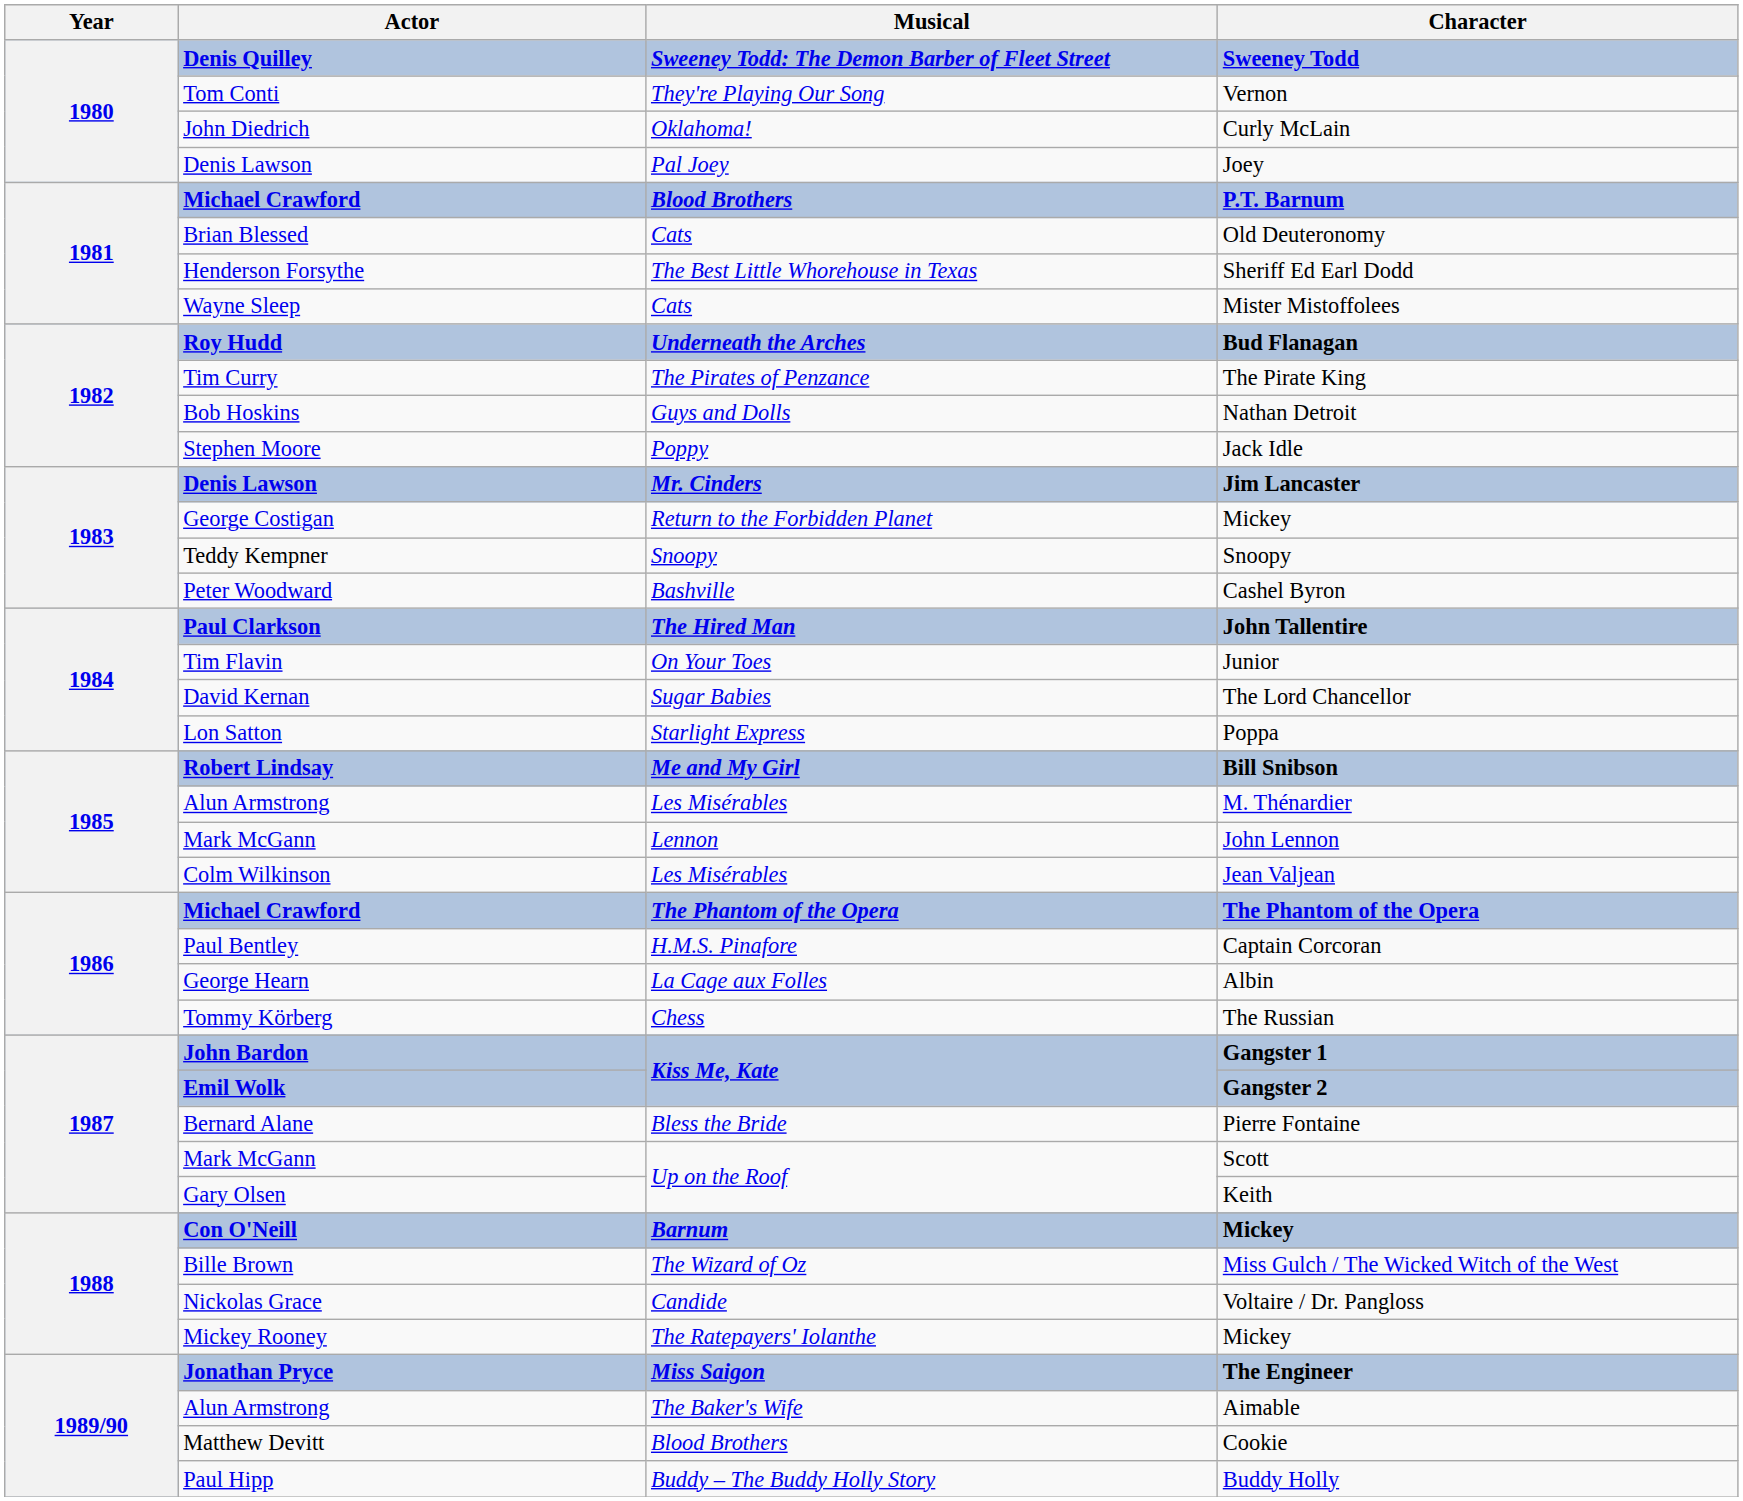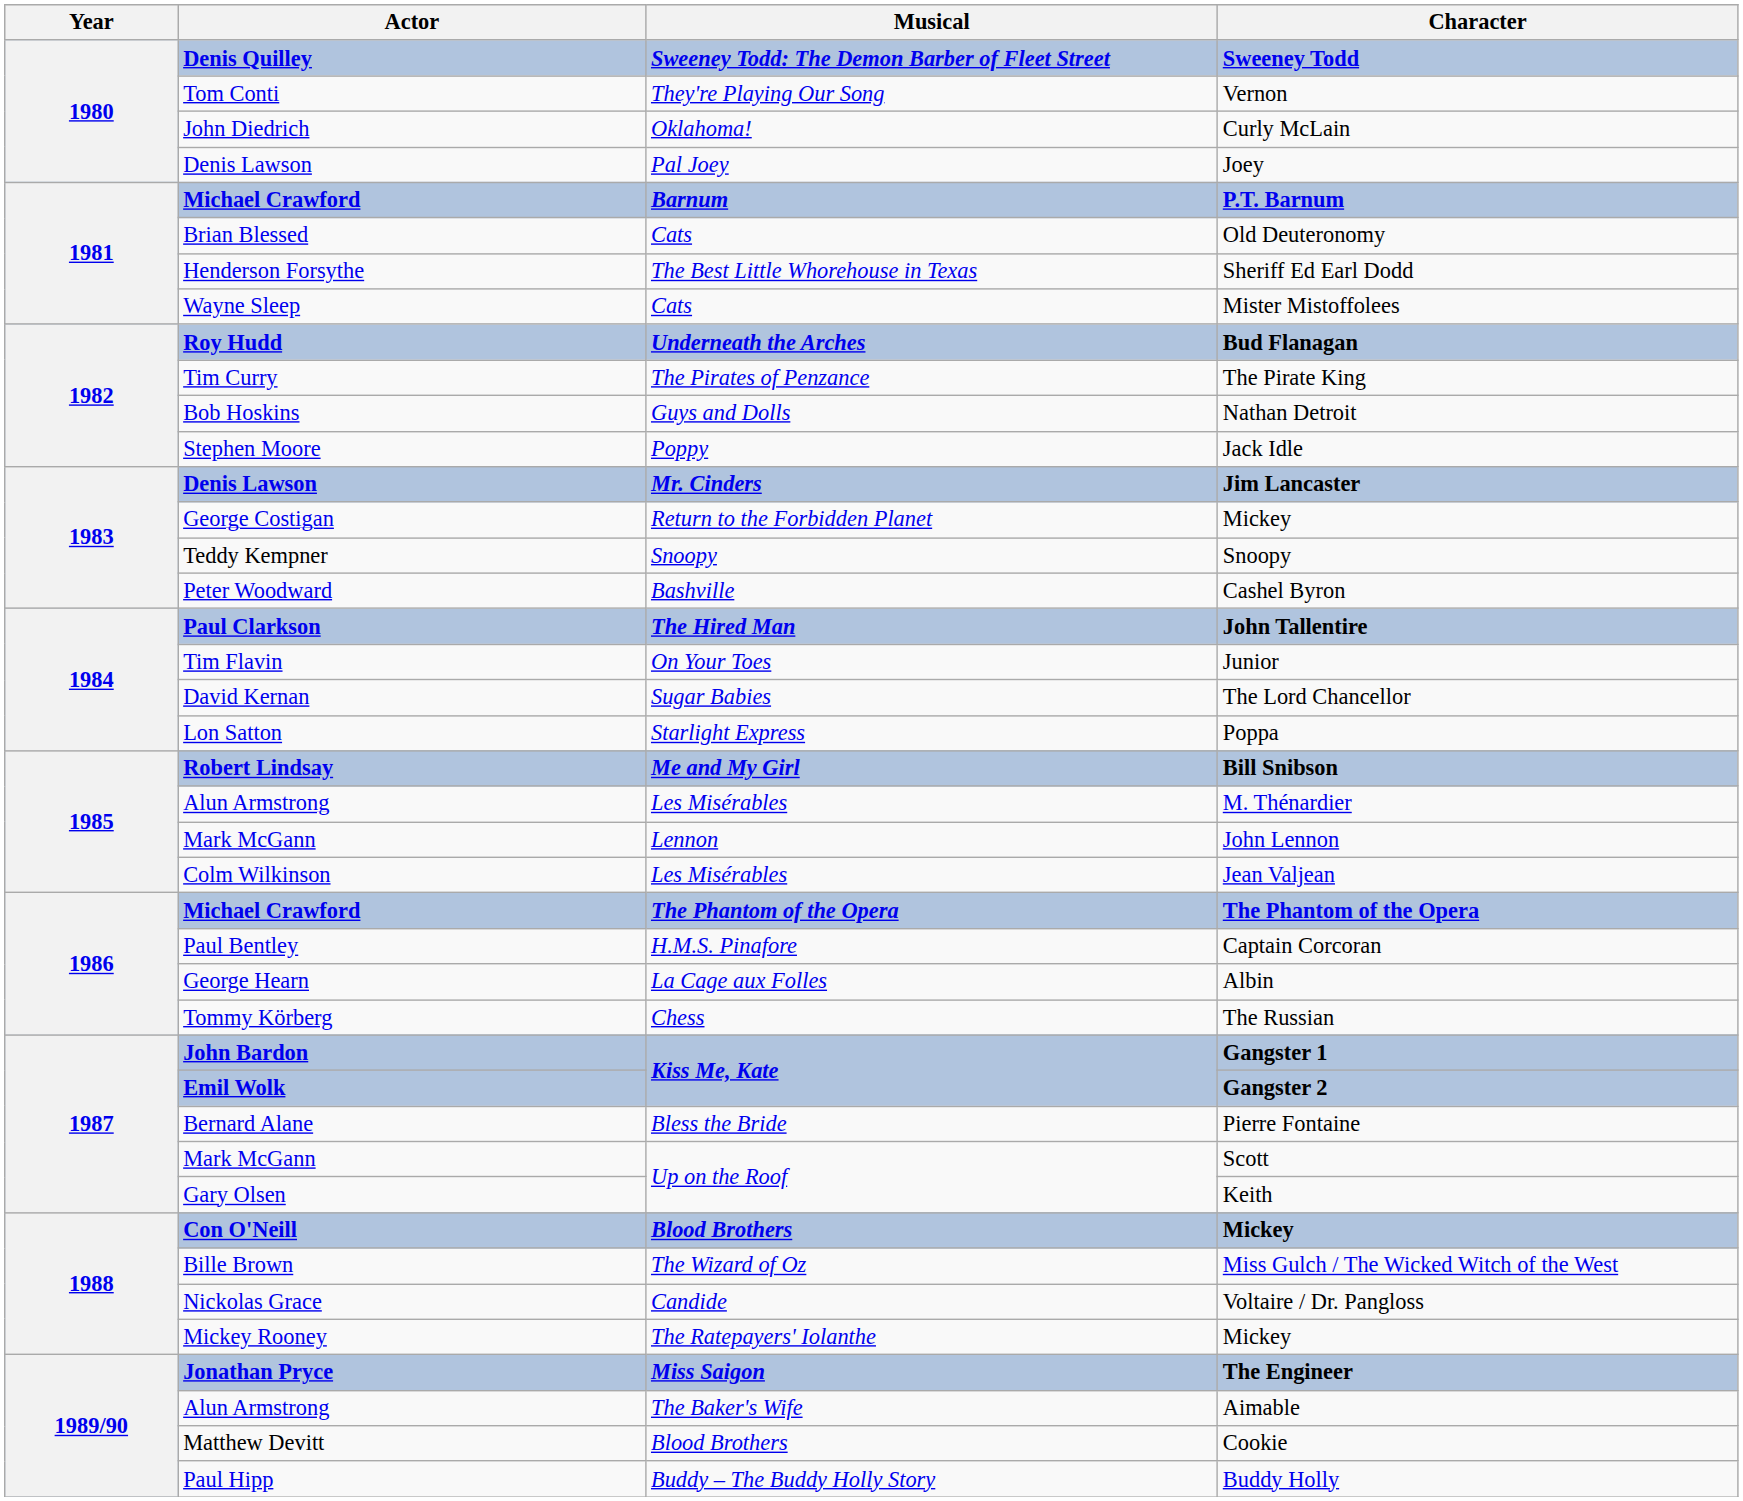(722, 199) Blood Brothers -> (690, 199) Barnum
(690, 1230) Barnum -> (722, 1230) Blood Brothers
